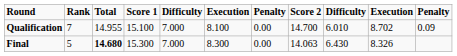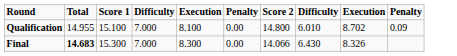- column: (78, 12)
(304, 28) 14.700 -> (276, 28) 14.800
(108, 43) 14.680 -> (80, 43) 14.683
(304, 43) 14.063 -> (276, 43) 14.066
